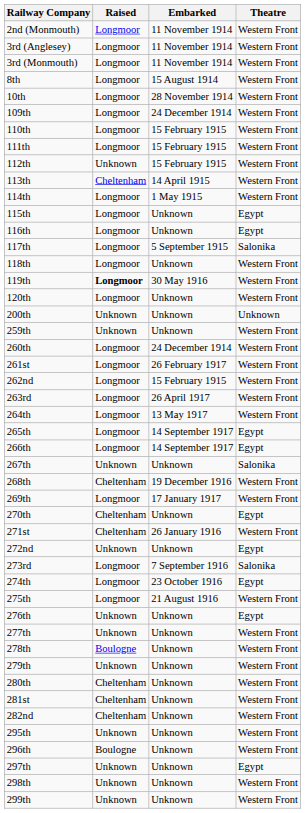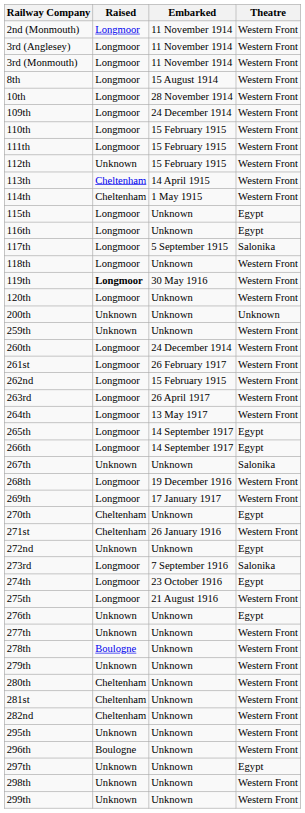(118, 197) Longmoor -> (121, 197) Cheltenham
(121, 481) Cheltenham -> (118, 481) Longmoor
